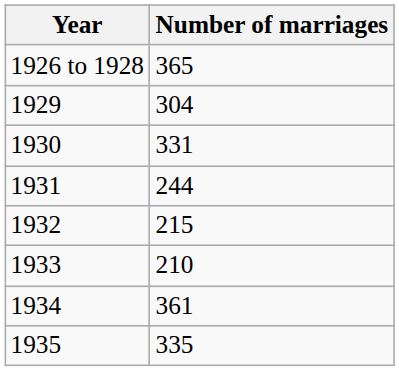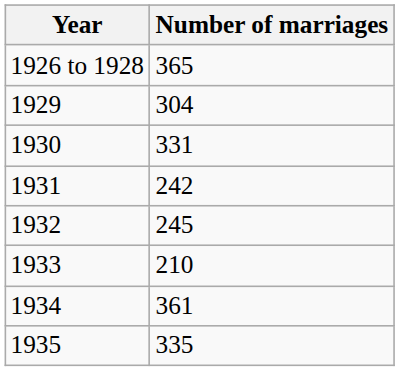(175, 185) 244 -> (175, 185) 242
(175, 225) 215 -> (175, 225) 245
